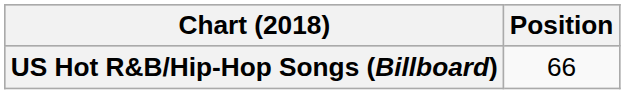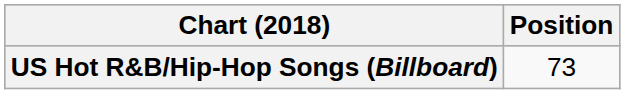(562, 66) 66 -> (562, 66) 73
